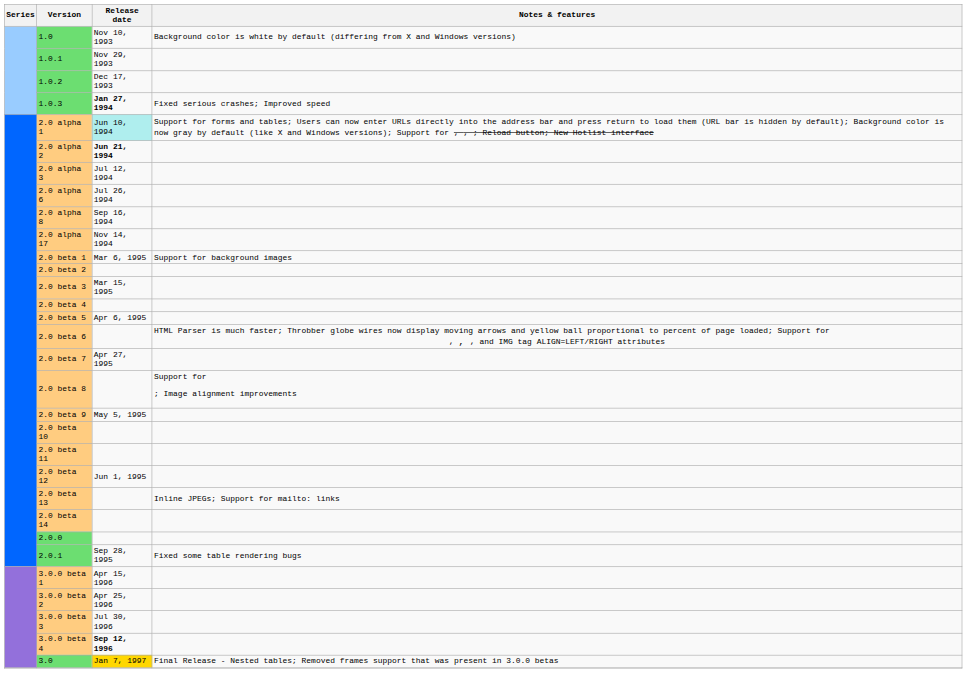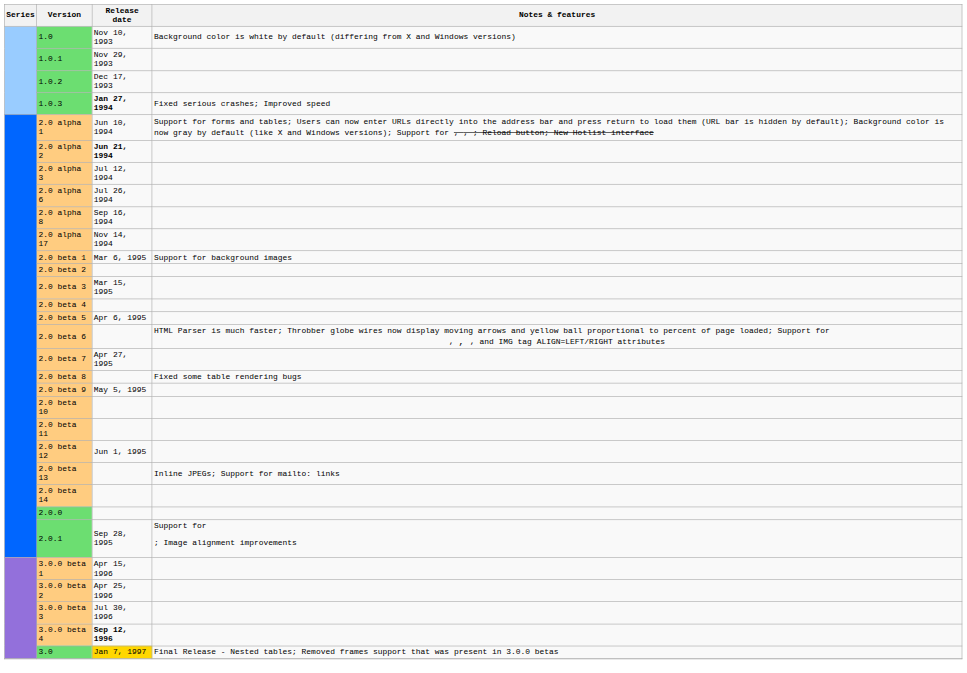(110, 128) paleturquoise background -> (110, 128) no background
(557, 385) Support for ; Image alignment improvements -> (228, 377) Fixed some table rendering bugs
(228, 556) Fixed some table rendering bugs -> (557, 535) Support for ; Image alignment improvements
